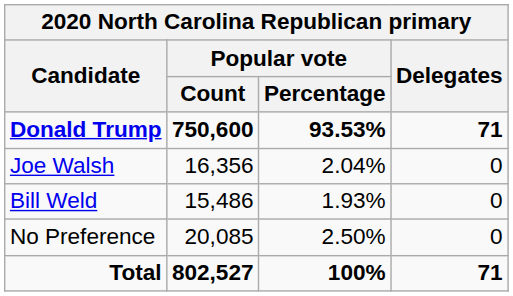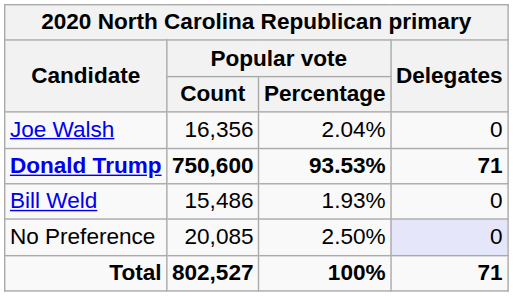rows swapped: (86, 129) <-> (62, 165)
(496, 237) no background -> (496, 237) lavender background
